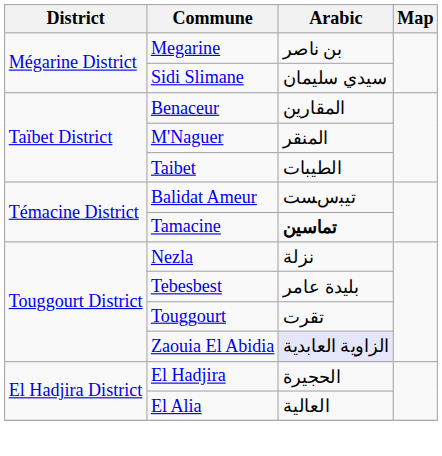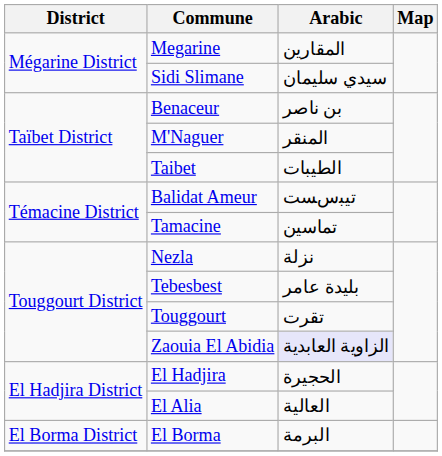(312, 48) ﺑﻦ ﻧﺎﺻﺮ -> (314, 48) اﻟﻤﻘﺎرﻳﻦ
(314, 108) اﻟﻤﻘﺎرﻳﻦ -> (312, 108) ﺑﻦ ﻧﺎﺻﺮ
(310, 227) bold -> (310, 227) normal
+ row: (186, 435)
